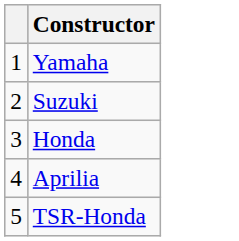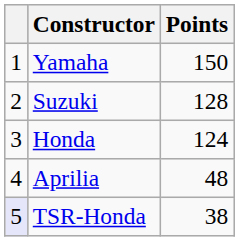+ column: (197, 23)
(16, 216) no background -> (16, 216) lavender background
